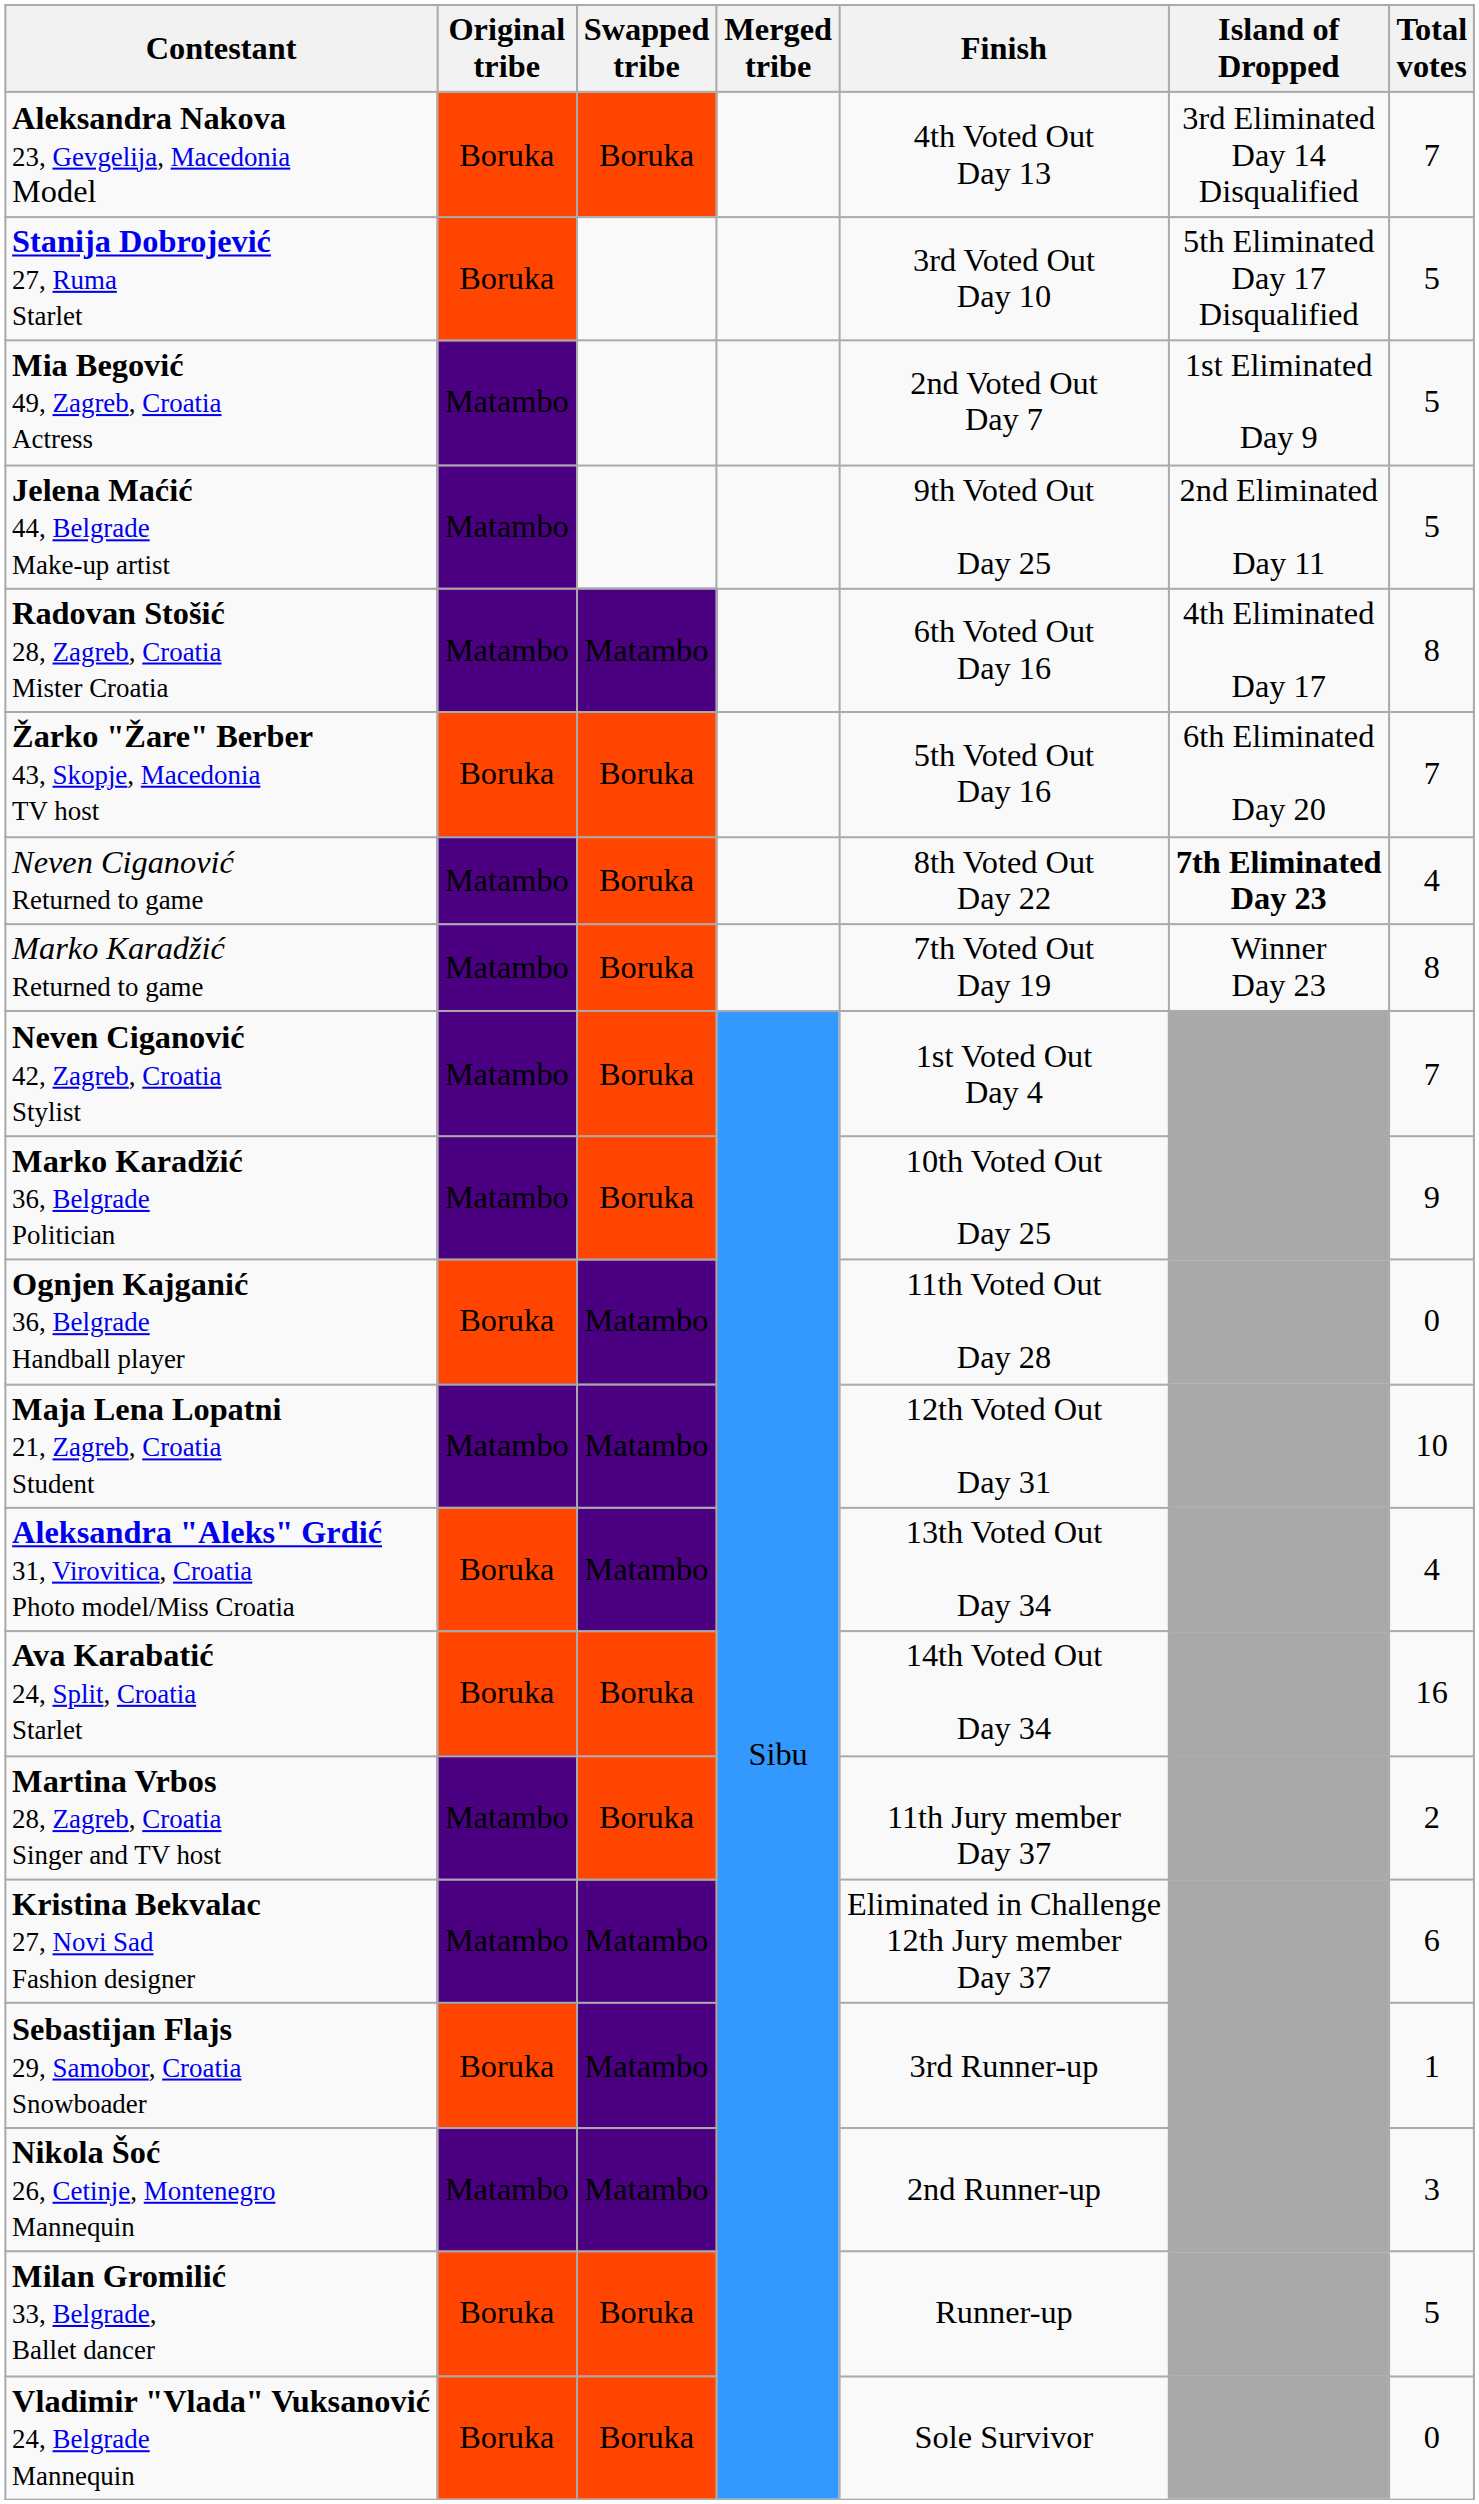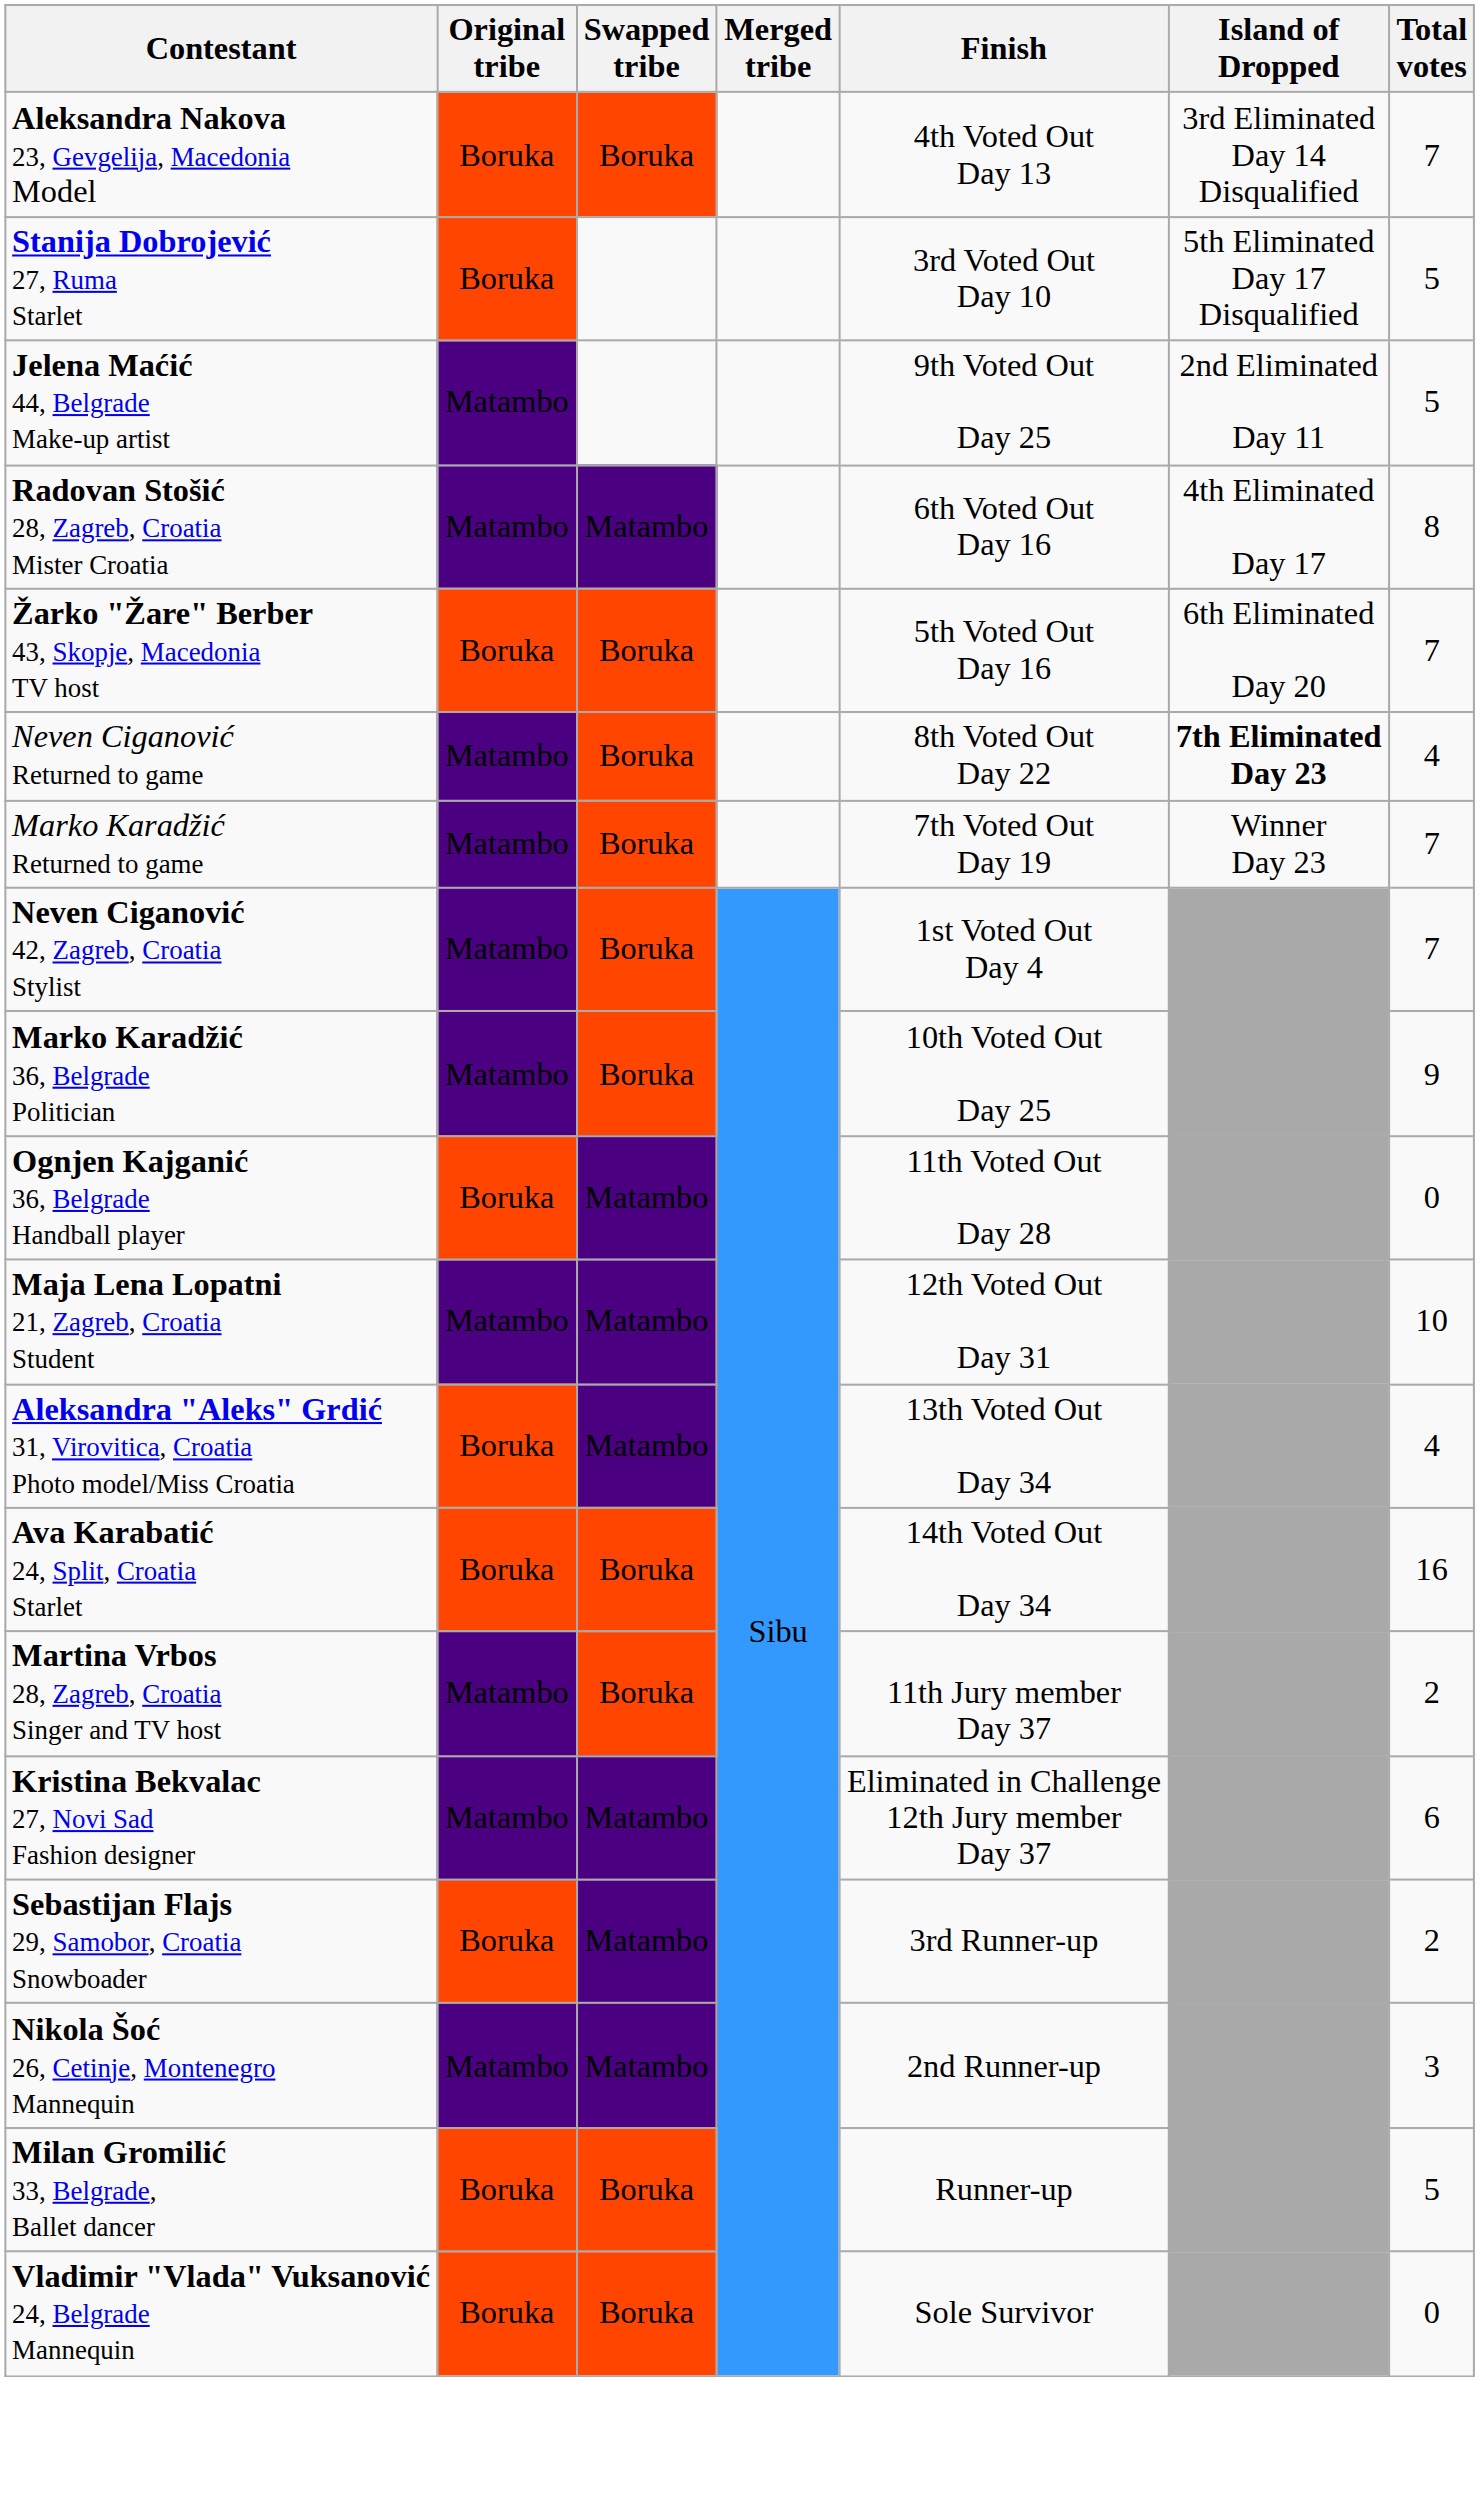- row: (117, 402)
(1432, 967) 8 -> (1432, 843) 7
(1432, 2065) 1 -> (1432, 1941) 2
